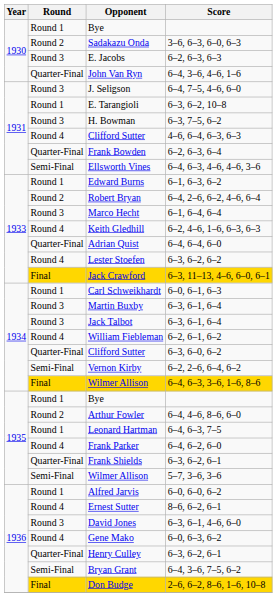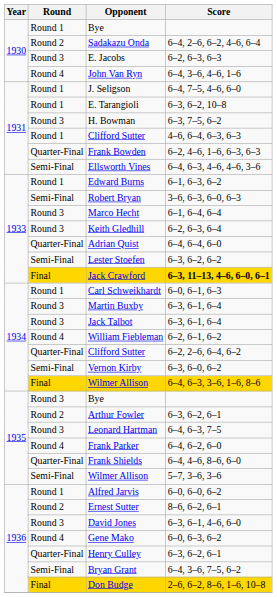(204, 43) 3–6, 6–3, 6–0, 6–3 -> (214, 43) 6–4, 2–6, 6–2, 4–6, 6–4
(57, 74) Quarter-Final -> (47, 74) Round 4
(47, 89) Round 3 -> (47, 89) Round 1
(47, 136) Round 4 -> (47, 136) Round 1
(195, 151) 6–2, 6–3, 6–4 -> (214, 151) 6–2, 4–6, 1–6, 6–3, 6–3
(47, 197) Round 2 -> (52, 197) Semi-Final
(214, 197) 6–4, 2–6, 6–2, 4–6, 6–4 -> (204, 197) 3–6, 6–3, 6–0, 6–3
(47, 228) Round 4 -> (47, 228) Round 3
(214, 228) 6–2, 4–6, 1–6, 6–3, 6–3 -> (195, 228) 6–2, 6–3, 6–4
(47, 259) Round 4 -> (52, 259) Semi-Final
(219, 275) normal -> (219, 275) bold
(195, 352) 6–3, 6–0, 6–2 -> (204, 352) 6–2, 2–6, 6–4, 6–2
(204, 368) 6–2, 2–6, 6–4, 6–2 -> (195, 368) 6–3, 6–0, 6–2
(47, 399) Round 1 -> (47, 399) Round 3
(204, 414) 6–4, 4–6, 8–6, 6–0 -> (195, 414) 6–3, 6–2, 6–1
(47, 430) Round 1 -> (47, 430) Round 3
(195, 461) 6–3, 6–2, 6–1 -> (204, 461) 6–4, 4–6, 8–6, 6–0
(47, 507) Round 4 -> (47, 507) Round 2
